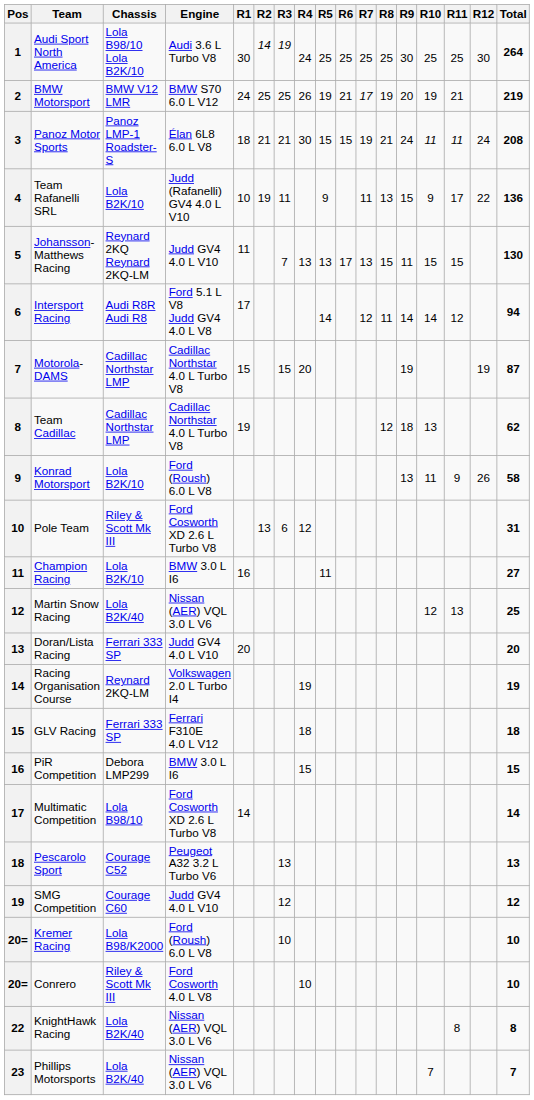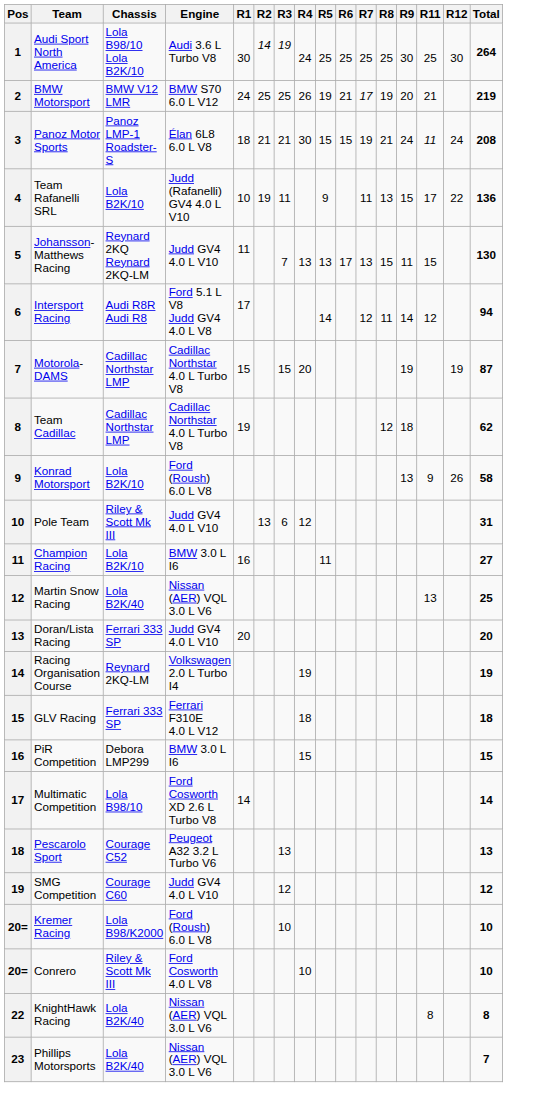- column: (430, 14)
(193, 529) Ford Cosworth XD 2.6 L Turbo V8 -> (195, 522) Judd GV4 4.0 L V10
